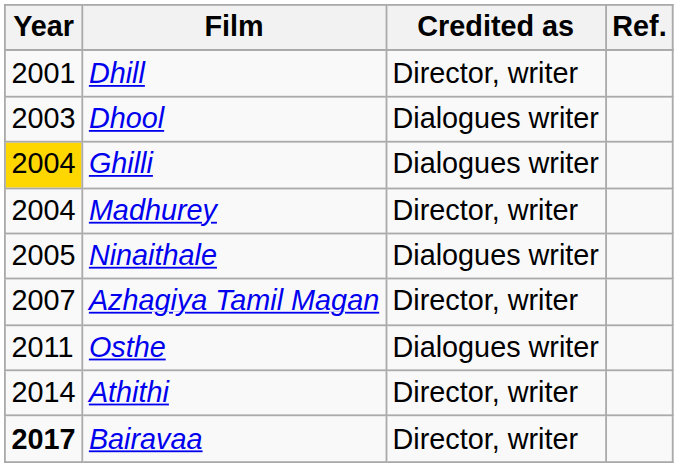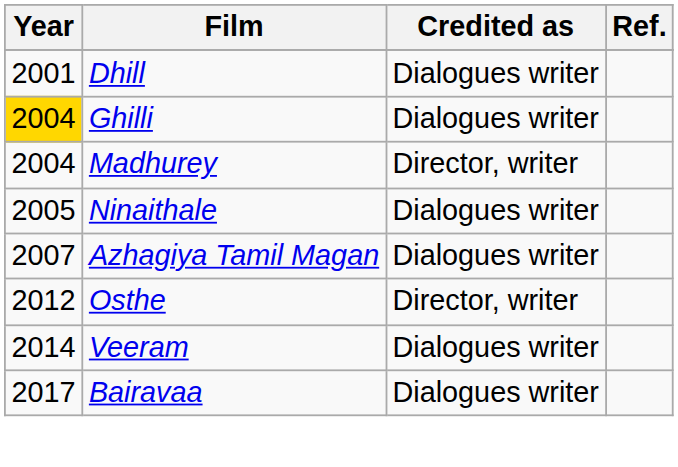(485, 73) Director, writer -> (496, 73) Dialogues writer
- row: (127, 118)
(485, 301) Director, writer -> (496, 255) Dialogues writer
(43, 347) 2011 -> (44, 301) 2012
(496, 347) Dialogues writer -> (485, 301) Director, writer
+ row: (139, 347)
- row: (129, 392)
(44, 438) bold -> (44, 392) normal
(485, 438) Director, writer -> (496, 392) Dialogues writer
